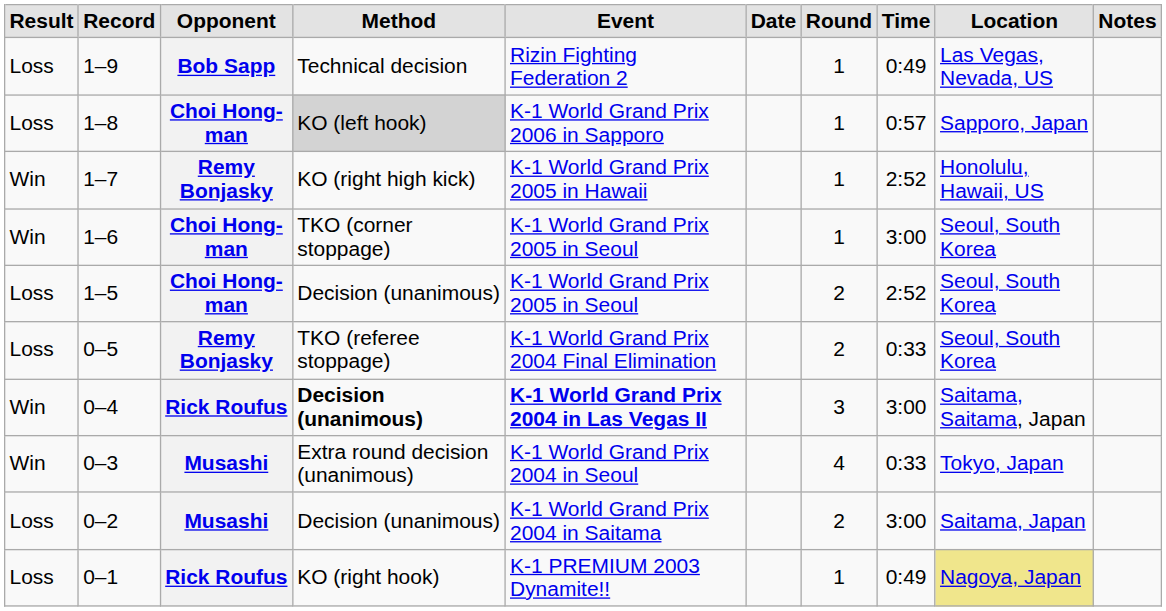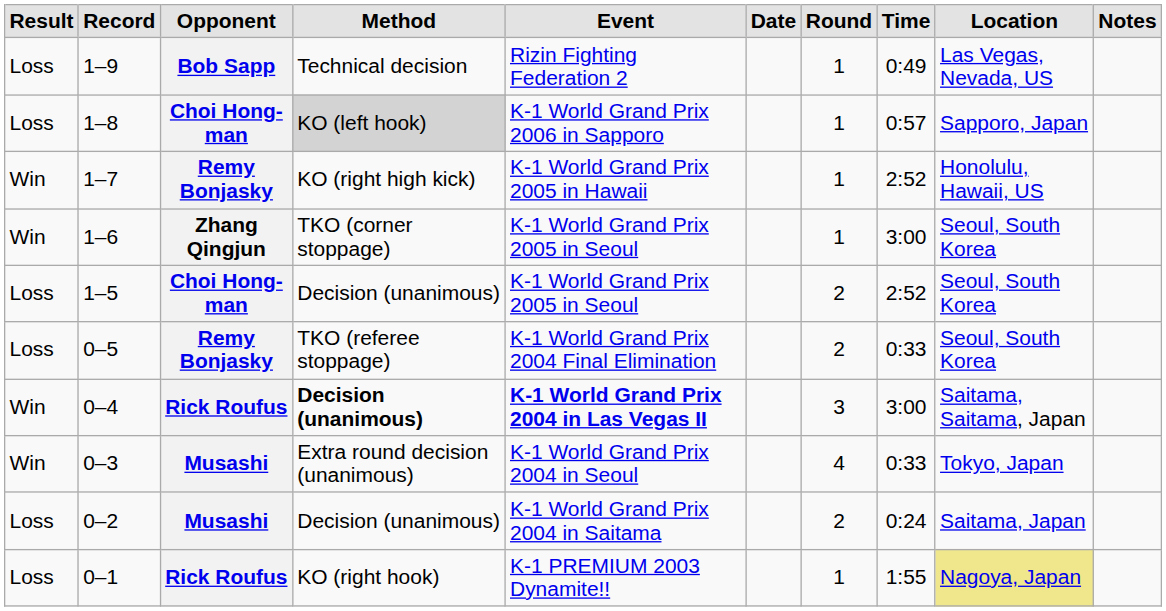(226, 236) Choi Hong-man -> (226, 236) Zhang Qingjun
(906, 520) 3:00 -> (906, 520) 0:24
(906, 577) 0:49 -> (906, 577) 1:55
